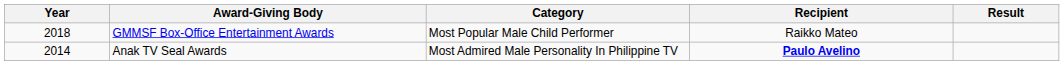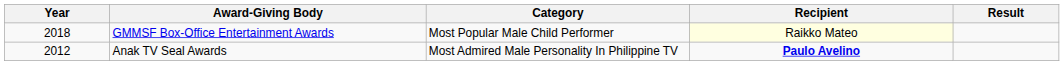(821, 32) no background -> (821, 32) lightyellow background
(57, 51) 2014 -> (57, 51) 2012
